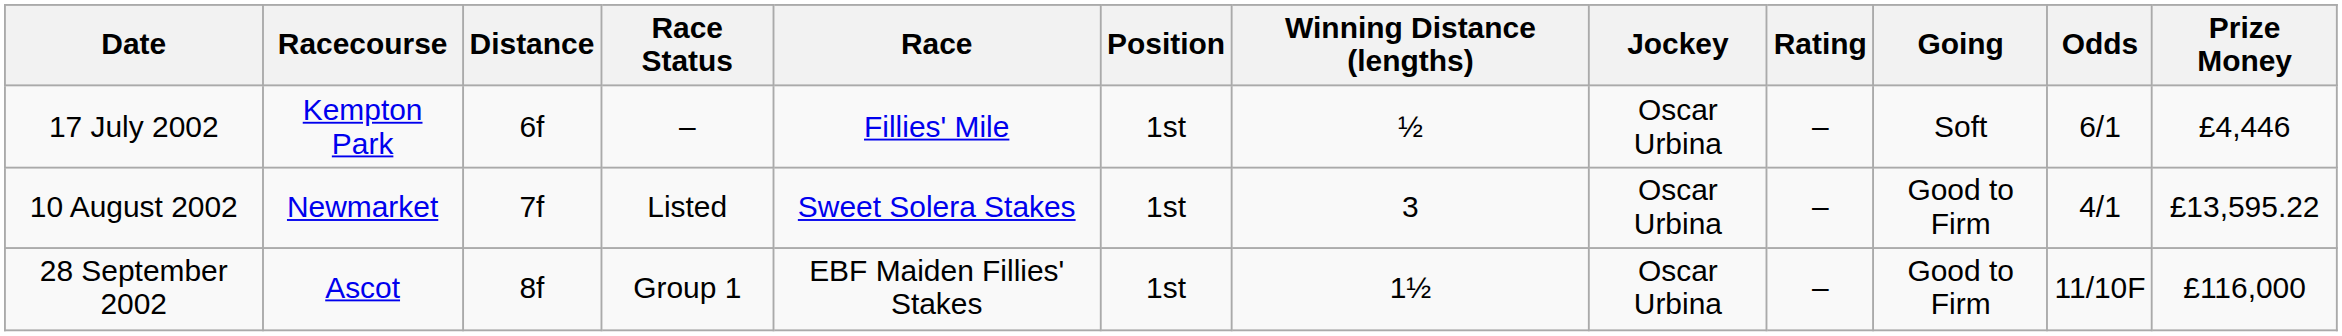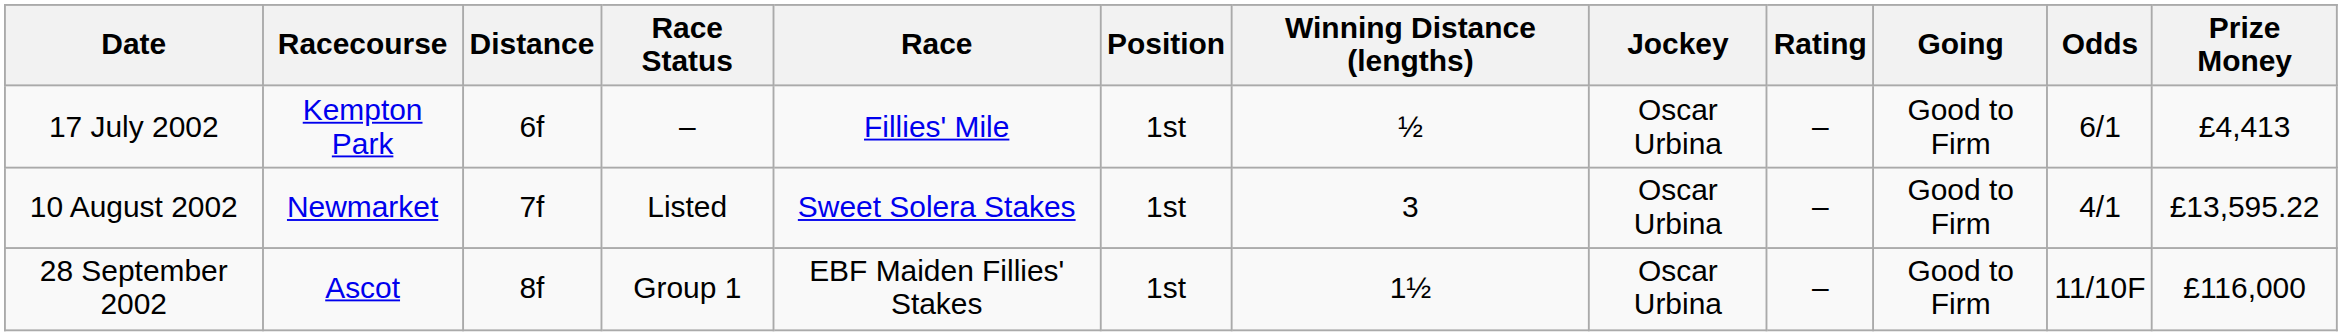(1961, 126) Soft -> (1961, 126) Good to Firm
(2245, 126) £4,446 -> (2245, 126) £4,413
